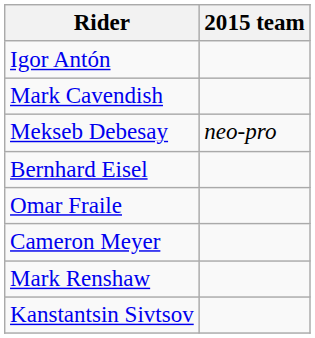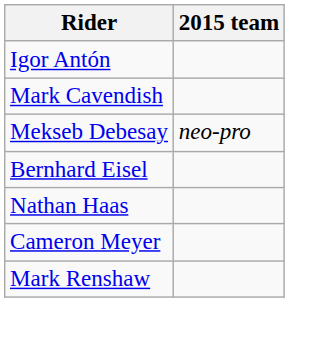- row: (66, 205)
+ row: (69, 205)
- row: (102, 315)
